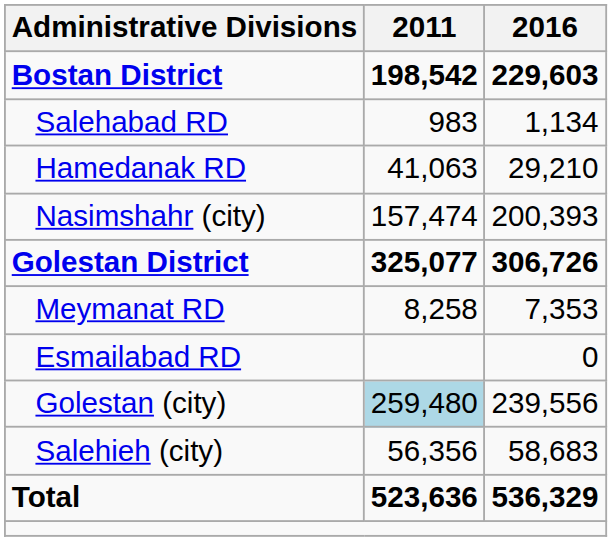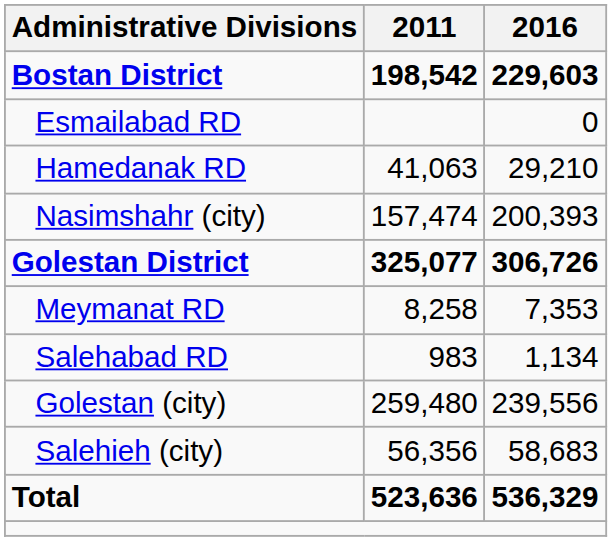rows swapped: (138, 356) <-> (132, 121)
(424, 403) lightblue background -> (424, 403) no background
